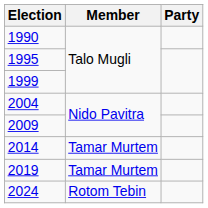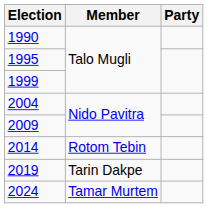(113, 147) Tamar Murtem -> (107, 147) Rotom Tebin
(113, 170) Tamar Murtem -> (105, 170) Tarin Dakpe
(107, 192) Rotom Tebin -> (113, 192) Tamar Murtem
